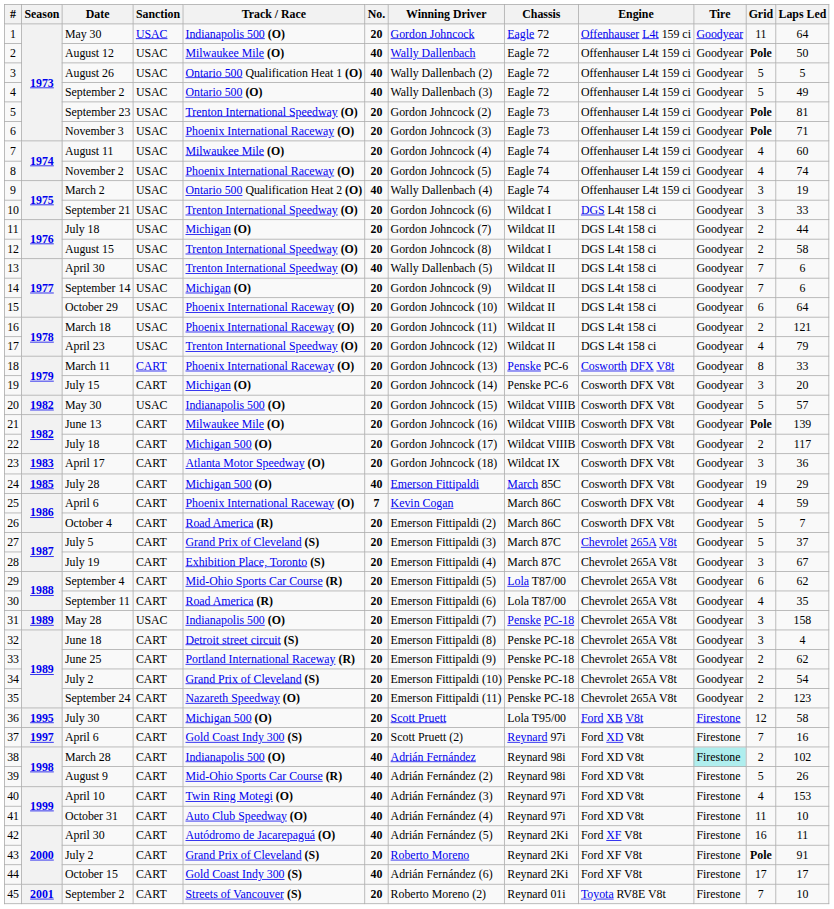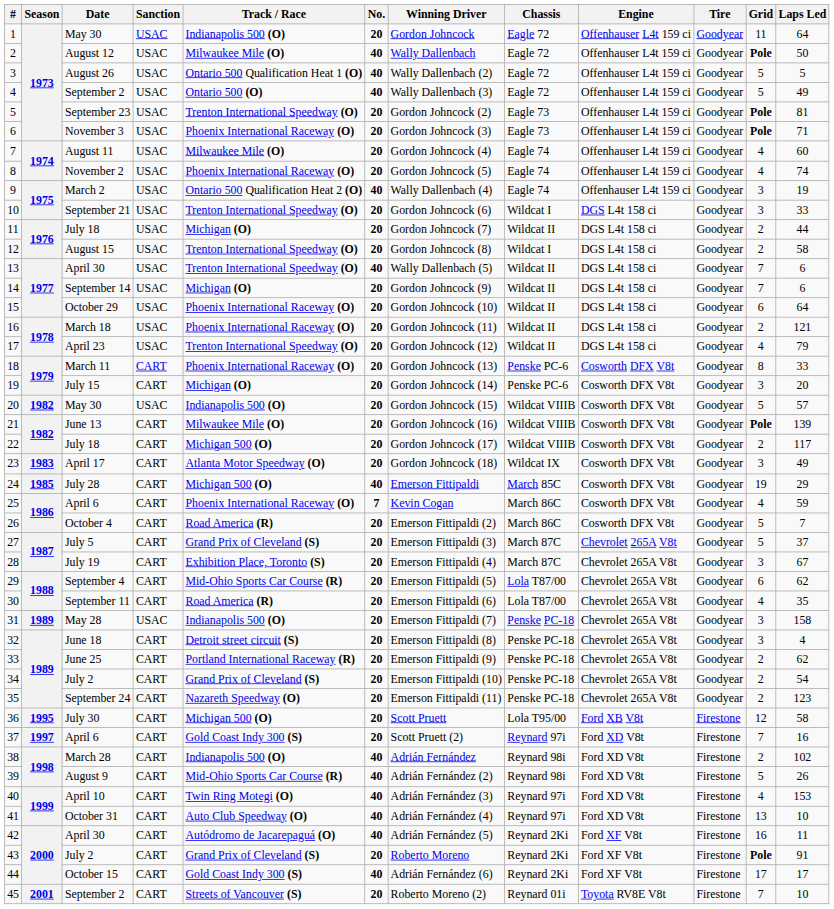(802, 464) 36 -> (802, 464) 49
(718, 757) paleturquoise background -> (718, 757) no background
(761, 815) 11 -> (761, 815) 13
